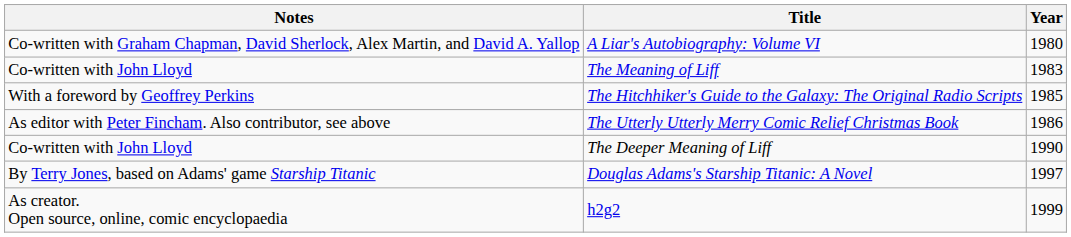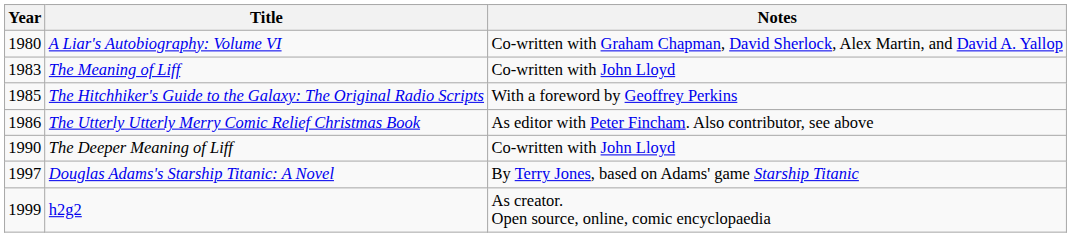columns swapped: (1046, 17) <-> (294, 17)
